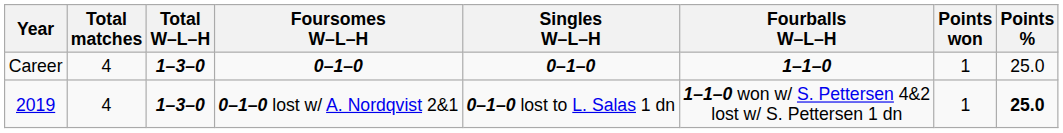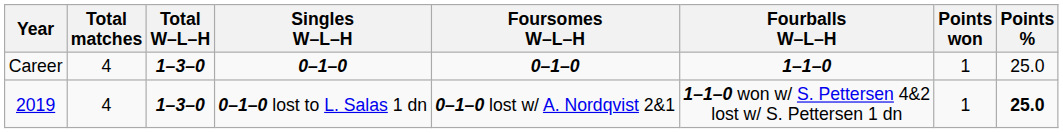columns swapped: (571, 29) <-> (338, 29)
